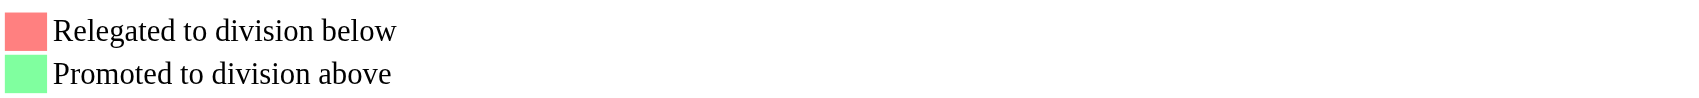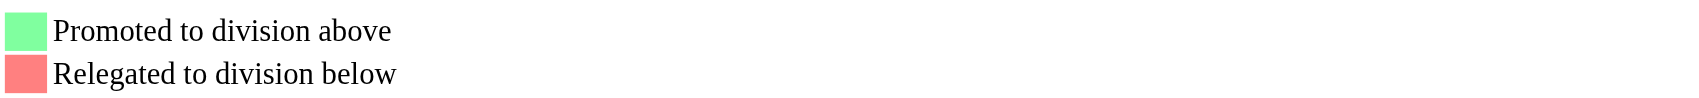rows swapped: (222, 73) <-> (225, 31)
